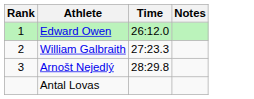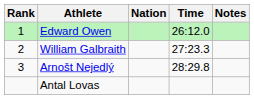+ column: (149, 13)
